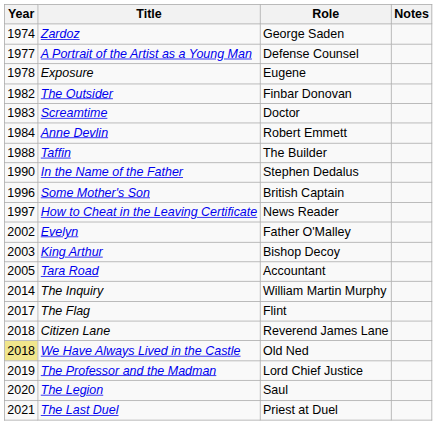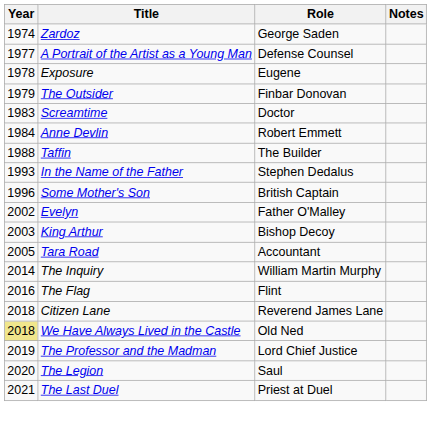(21, 93) 1982 -> (21, 93) 1979
(21, 172) 1990 -> (21, 172) 1993
- row: (149, 212)
(21, 311) 2017 -> (21, 291) 2016
